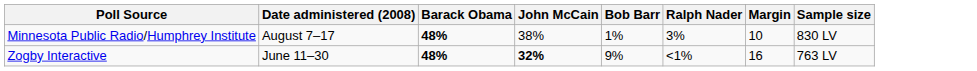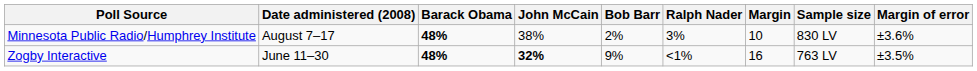+ column: (923, 14)
(614, 35) 1% -> (614, 35) 2%
